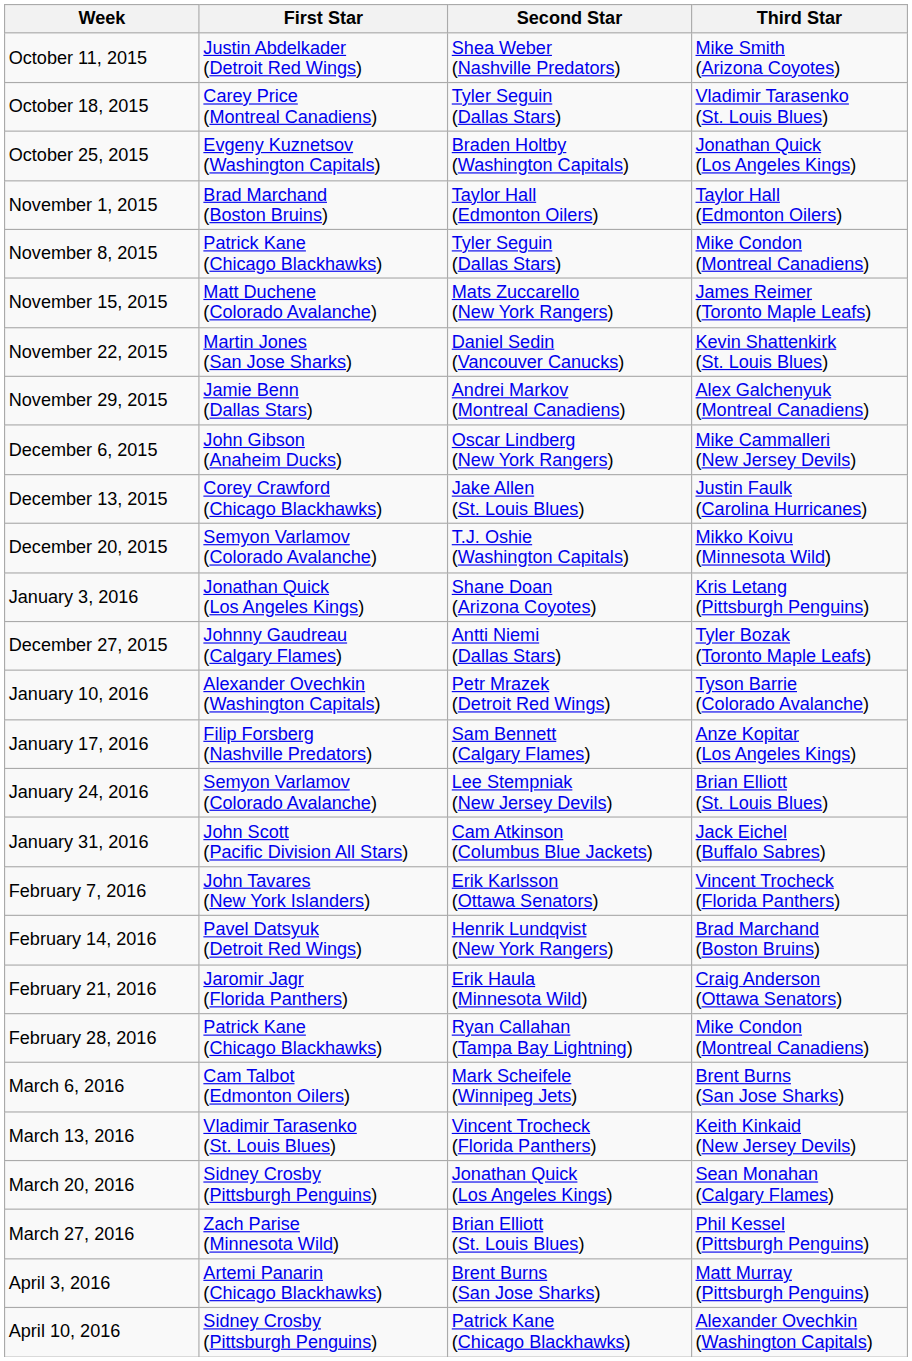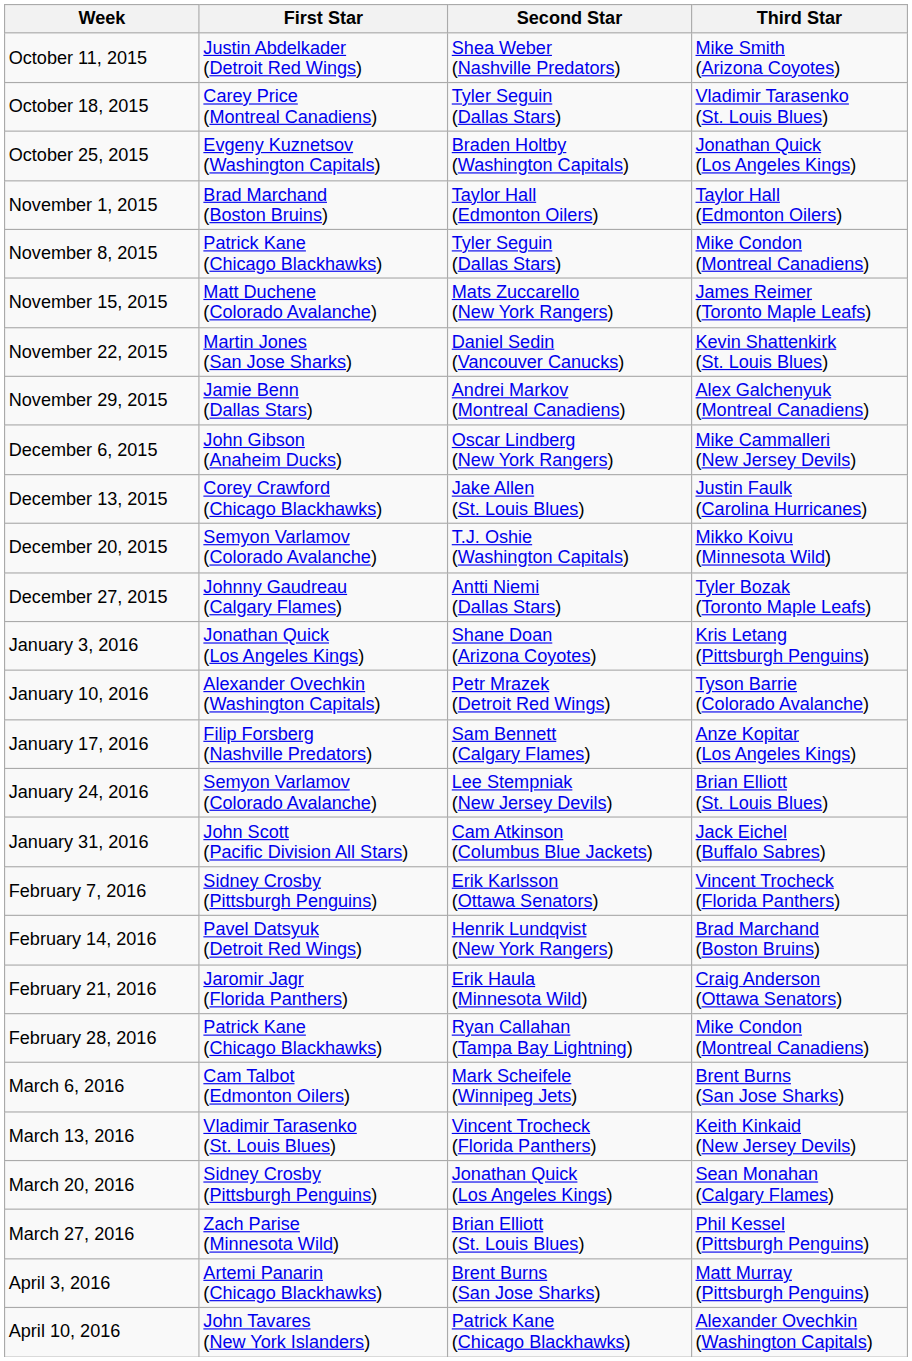rows swapped: (88, 645) <-> (74, 596)
(287, 890) John Tavares (New York Islanders) -> (290, 890) Sidney Crosby (Pittsburgh Penguins)
(290, 1332) Sidney Crosby (Pittsburgh Penguins) -> (287, 1332) John Tavares (New York Islanders)
